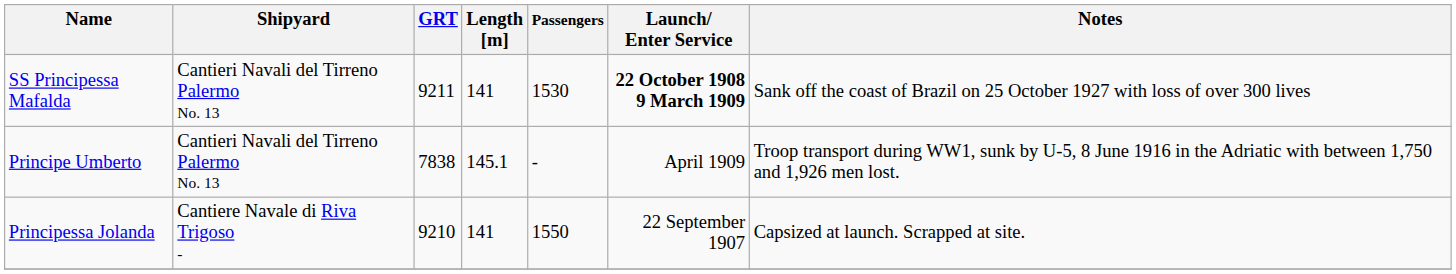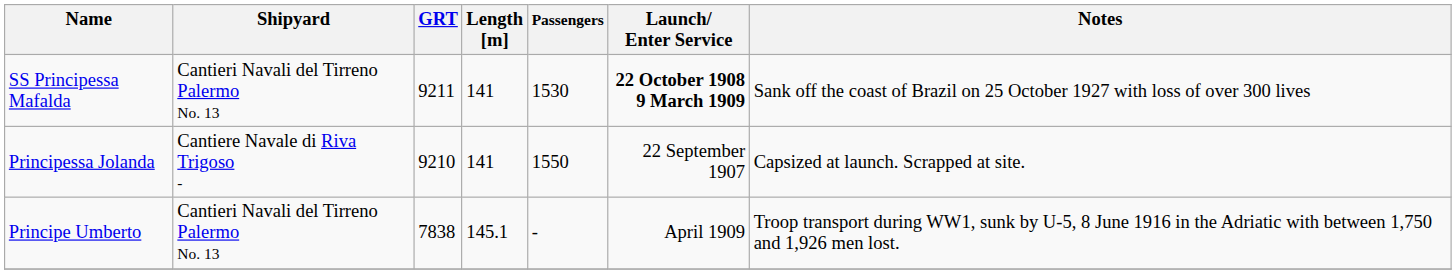rows swapped: (82, 232) <-> (75, 161)
